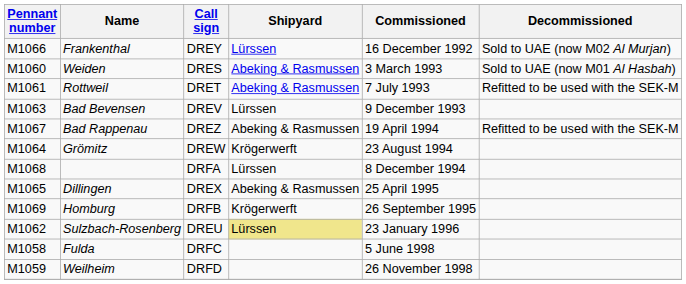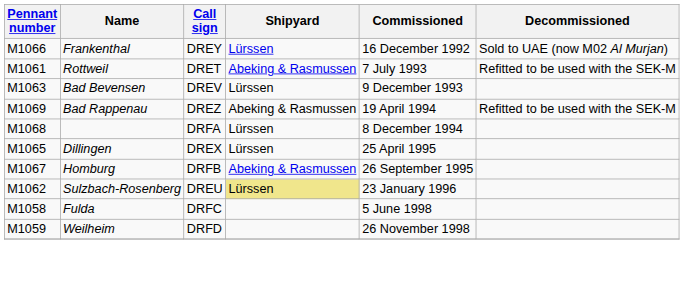- row: (84, 68)
(27, 128) M1067 -> (27, 108) M1069
- row: (85, 149)
(295, 189) Abeking & Rasmussen -> (251, 149) Lürssen
(27, 209) M1069 -> (27, 169) M1067
(264, 209) Krögerwerft -> (292, 169) Abeking & Rasmussen
